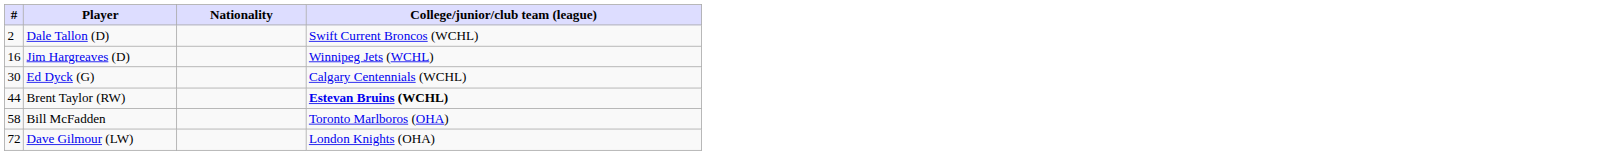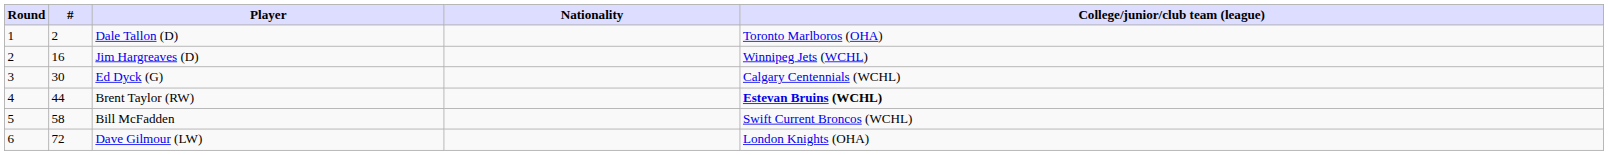+ column: (26, 14)
(394, 35) Swift Current Broncos (WCHL) -> (813, 35) Toronto Marlboros (OHA)
(379, 118) Toronto Marlboros (OHA) -> (828, 118) Swift Current Broncos (WCHL)
